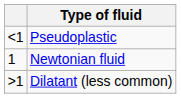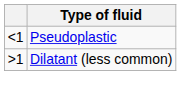- row: (78, 59)
